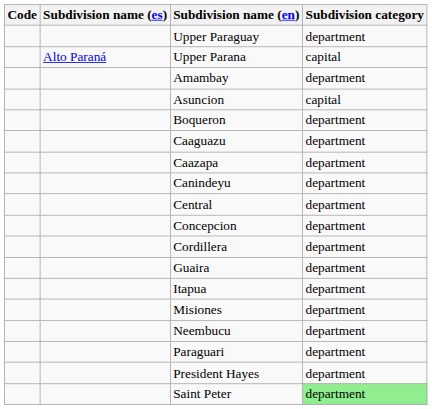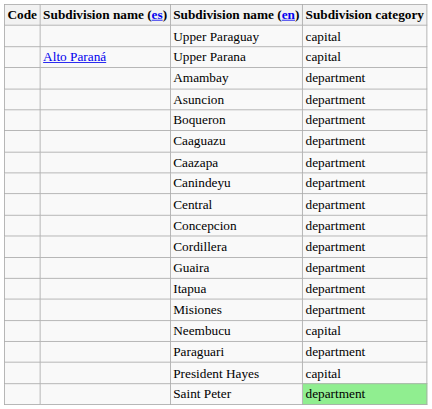(335, 36) department -> (323, 36) capital
(323, 99) capital -> (335, 99) department
(335, 330) department -> (323, 330) capital
(335, 373) department -> (323, 373) capital
